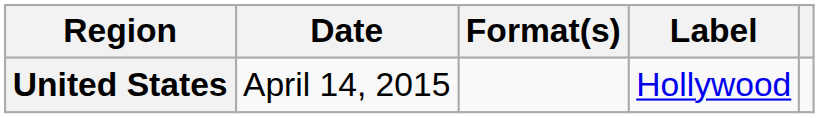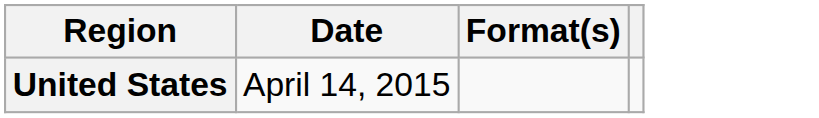- column: (714, 31)
